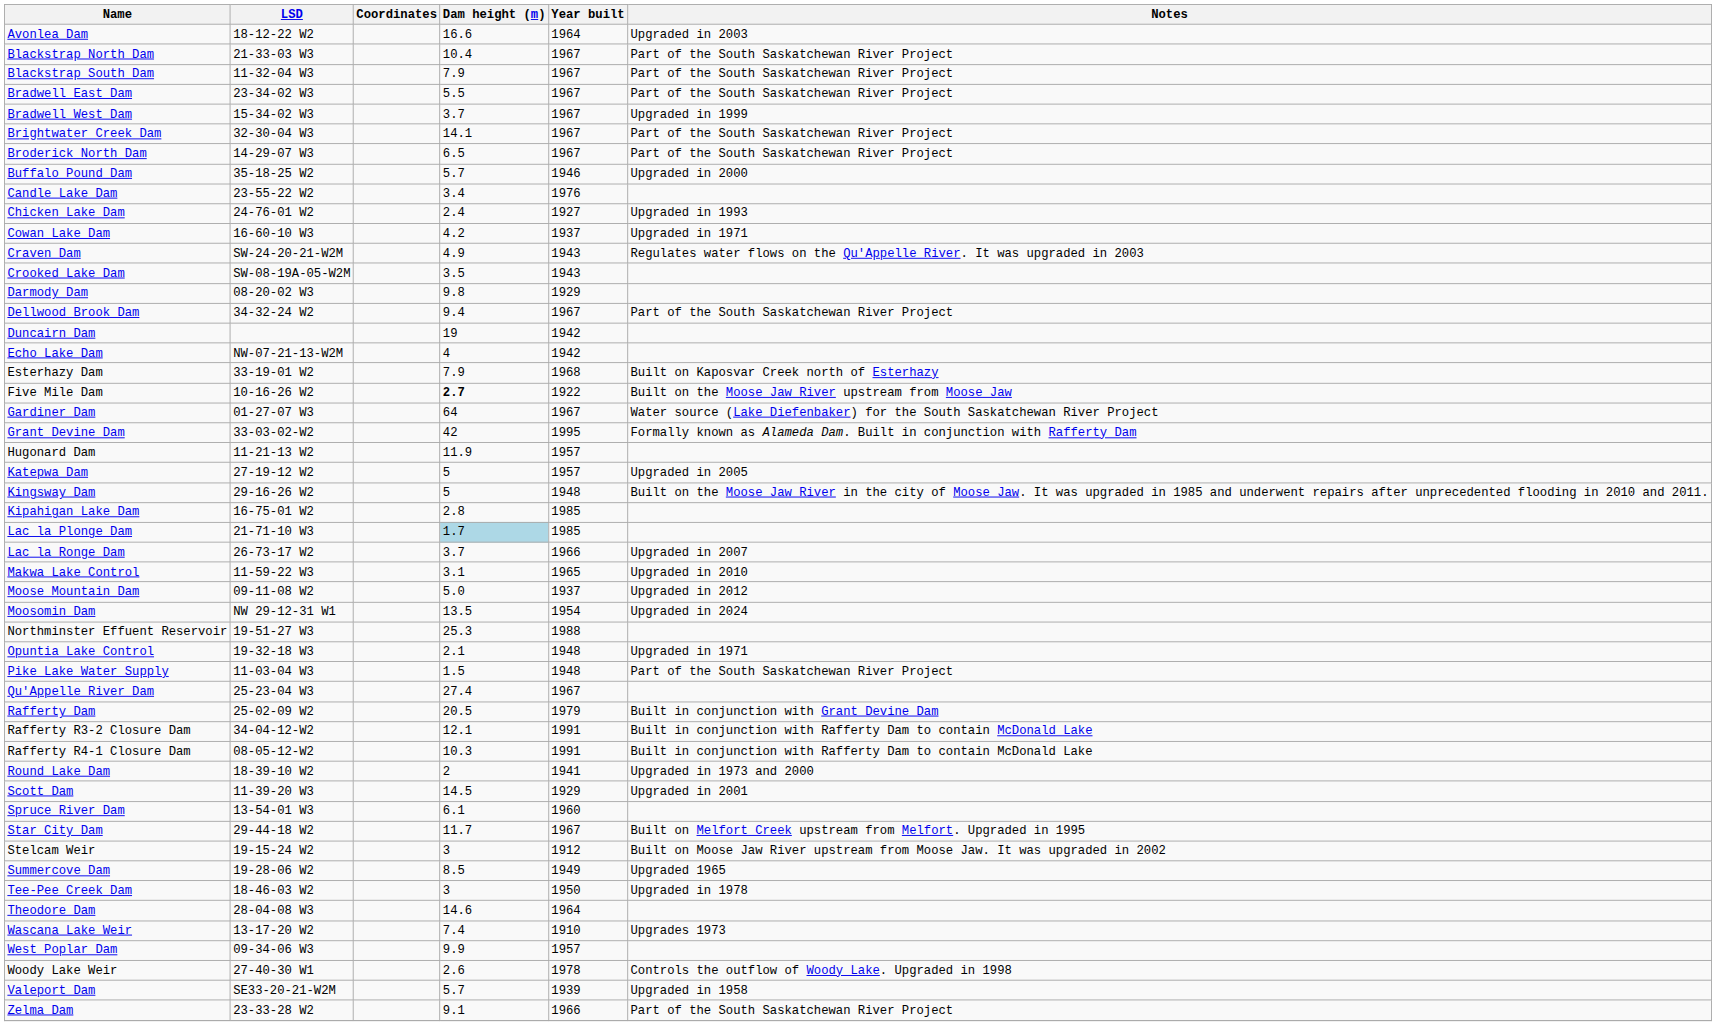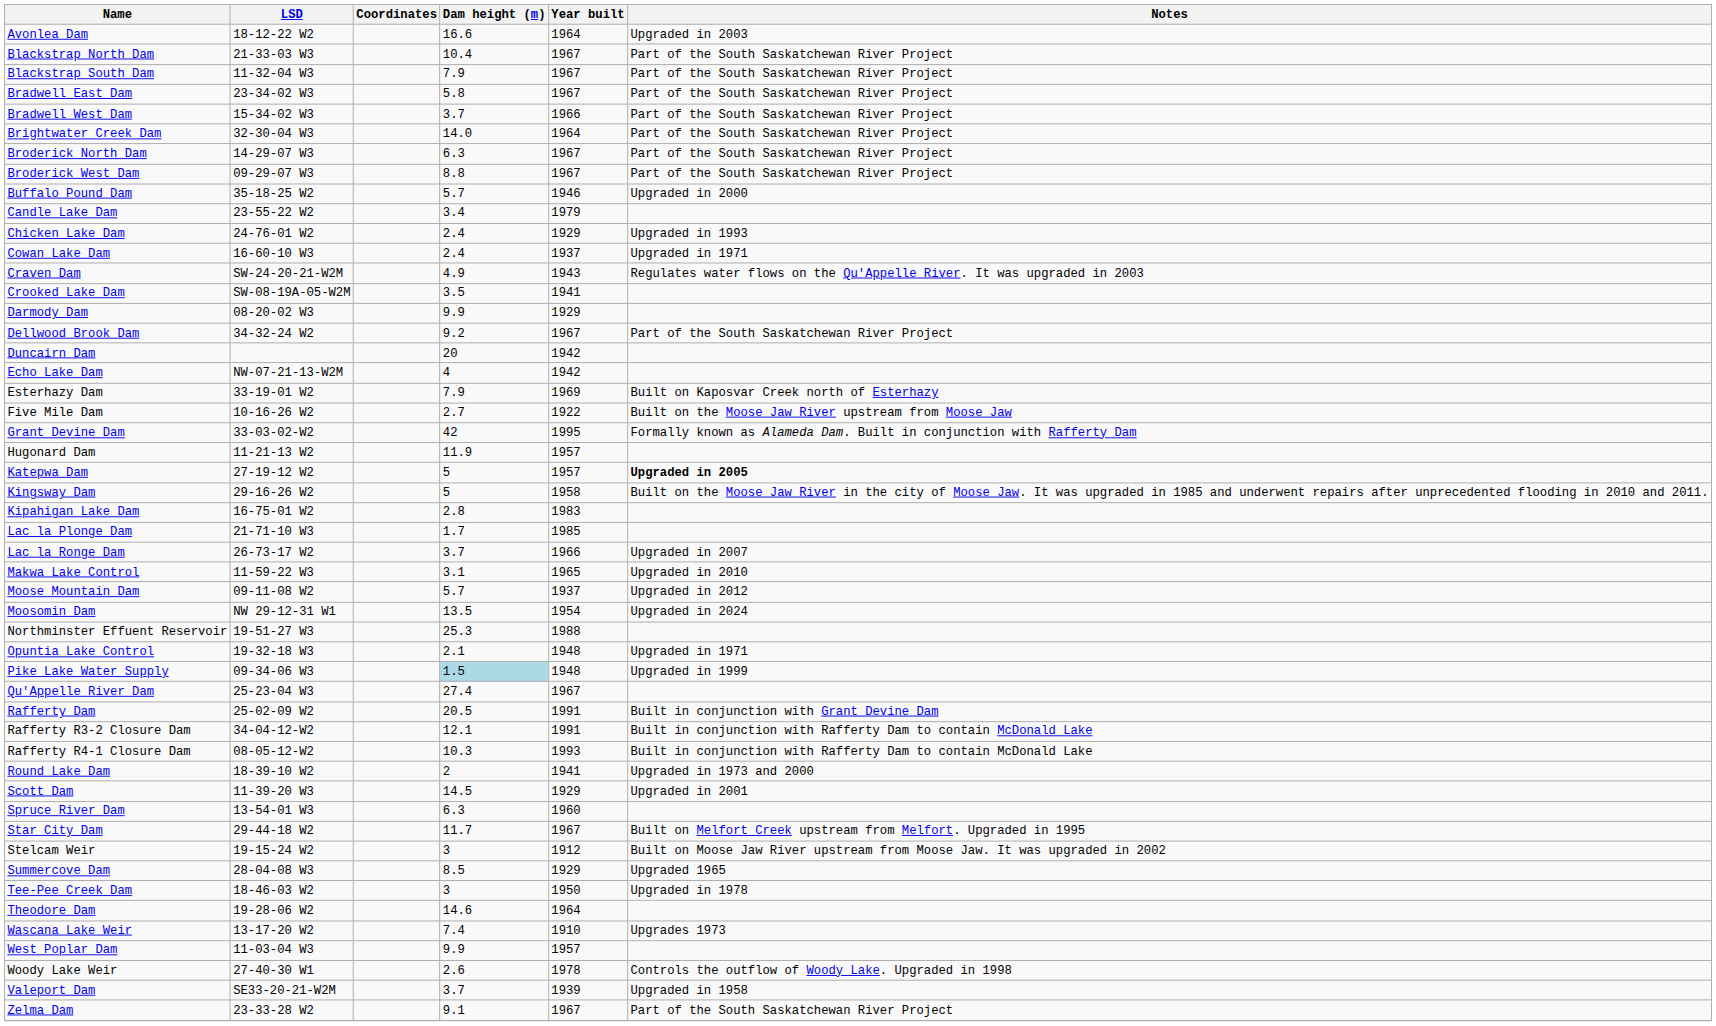(454, 94) 5.5 -> (454, 94) 5.8
(566, 114) 1967 -> (566, 114) 1966
(689, 114) Upgraded in 1999 -> (792, 114) Part of the South Saskatchewan River Project
(458, 134) 14.1 -> (458, 134) 14.0
(566, 134) 1967 -> (566, 134) 1964
(454, 154) 6.5 -> (454, 154) 6.3
+ row: (73, 174)
(566, 194) 1976 -> (566, 214) 1979
(566, 214) 1927 -> (566, 234) 1929
(454, 234) 4.2 -> (454, 253) 2.4
(566, 273) 1943 -> (566, 293) 1941
(454, 293) 9.8 -> (454, 313) 9.9
(454, 313) 9.4 -> (454, 333) 9.2
(450, 333) 19 -> (450, 353) 20
(566, 373) 1968 -> (566, 393) 1969
(454, 393) bold -> (454, 413) normal
- row: (51, 413)
(689, 473) normal -> (689, 473) bold
(566, 492) 1948 -> (566, 492) 1958
(566, 512) 1985 -> (566, 512) 1983
(454, 532) lightblue background -> (454, 532) no background
(454, 592) 5.0 -> (454, 592) 5.7
(274, 672) 11-03-04 W3 -> (274, 672) 09-34-06 W3
(454, 672) no background -> (454, 672) lightblue background
(792, 672) Part of the South Saskatchewan River Project -> (689, 672) Upgraded in 1999
(566, 711) 1979 -> (566, 711) 1991
(566, 751) 1991 -> (566, 751) 1993
(454, 811) 6.1 -> (454, 811) 6.3
(274, 871) 19-28-06 W2 -> (274, 871) 28-04-08 W3
(566, 871) 1949 -> (566, 871) 1929
(274, 911) 28-04-08 W3 -> (274, 911) 19-28-06 W2
(274, 950) 09-34-06 W3 -> (274, 950) 11-03-04 W3
(454, 990) 5.7 -> (454, 990) 3.7
(566, 1010) 1966 -> (566, 1010) 1967
